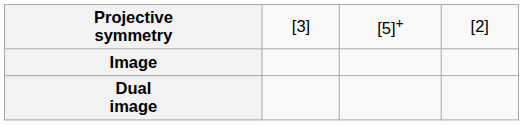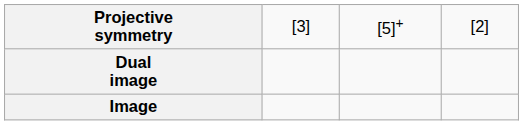rows swapped: (133, 62) <-> (133, 97)
